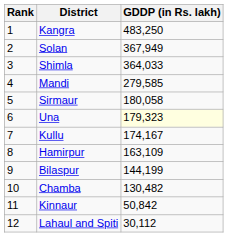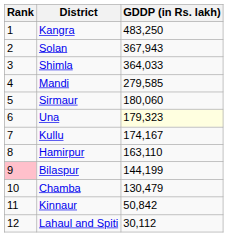(143, 48) 367,949 -> (143, 48) 367,943
(143, 100) 180,058 -> (143, 100) 180,060
(143, 153) 163,109 -> (143, 153) 163,110
(10, 170) no background -> (10, 170) pink background
(143, 188) 130,482 -> (143, 188) 130,479
